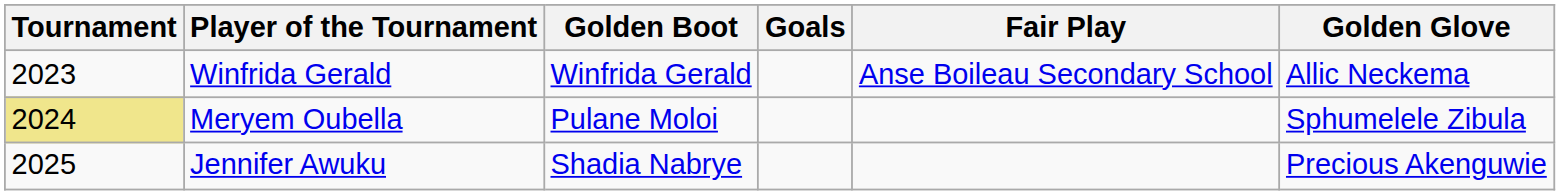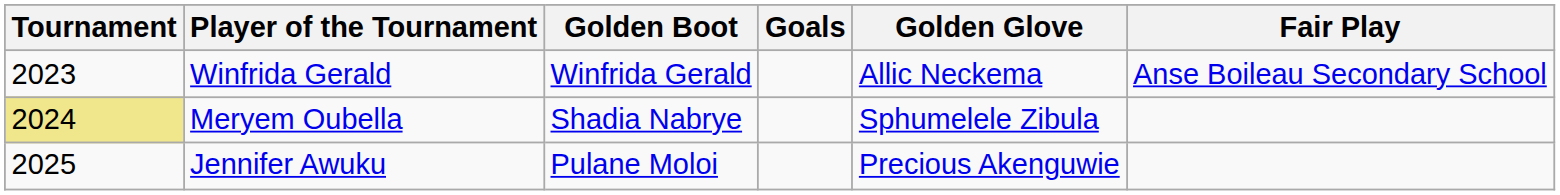columns swapped: (1416, 27) <-> (1066, 27)
(634, 119) Pulane Moloi -> (646, 119) Shadia Nabrye
(646, 165) Shadia Nabrye -> (634, 165) Pulane Moloi
